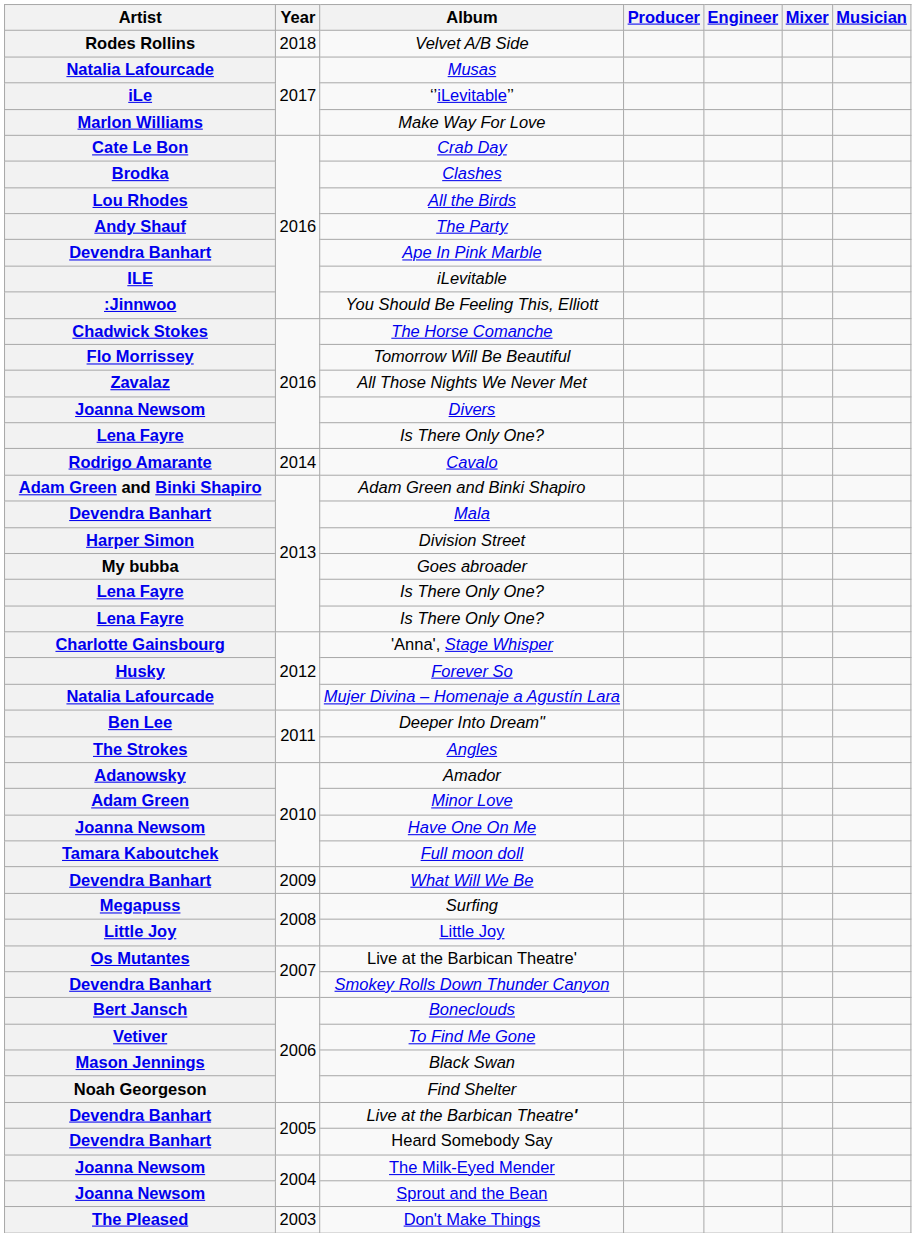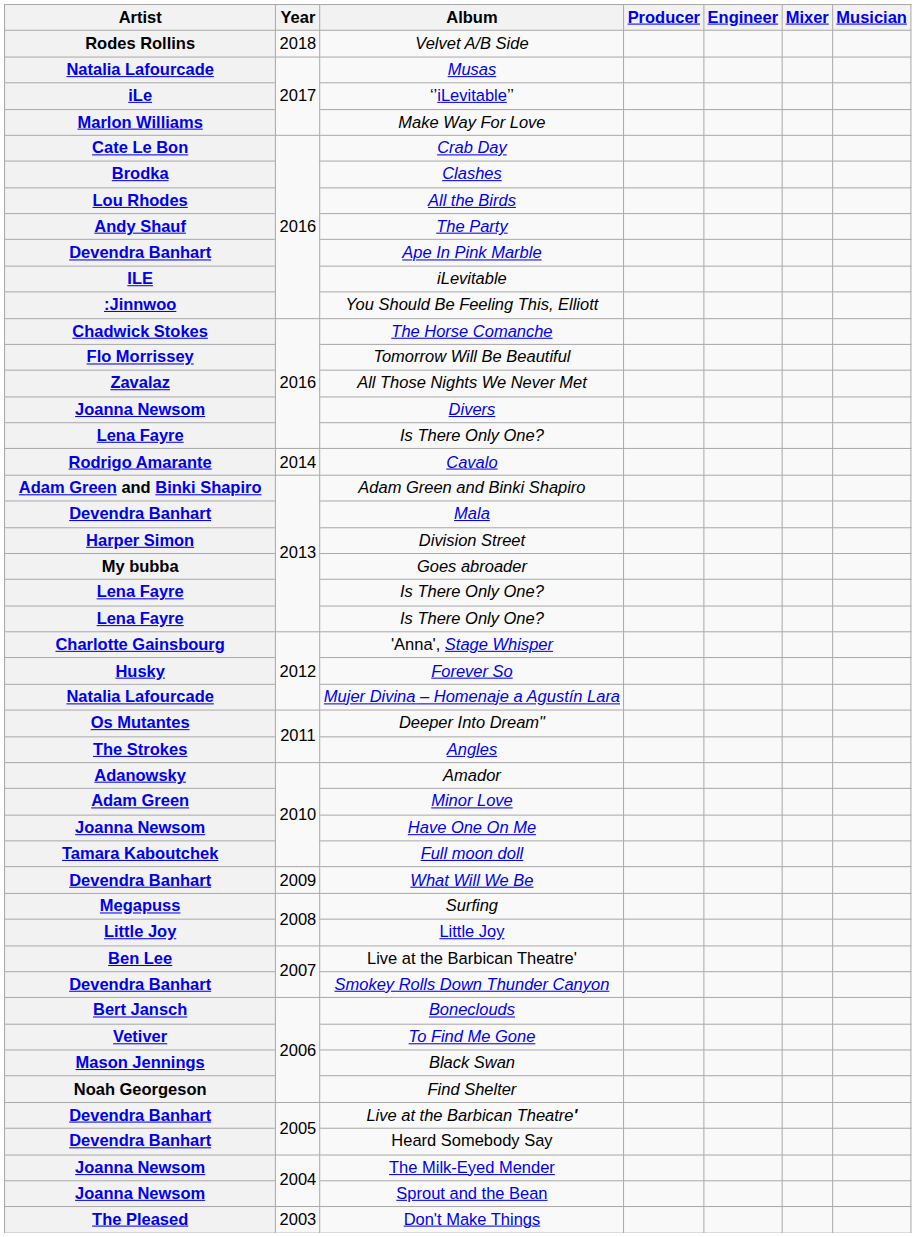(140, 723) Ben Lee -> (140, 723) Os Mutantes
(140, 958) Os Mutantes -> (140, 958) Ben Lee
